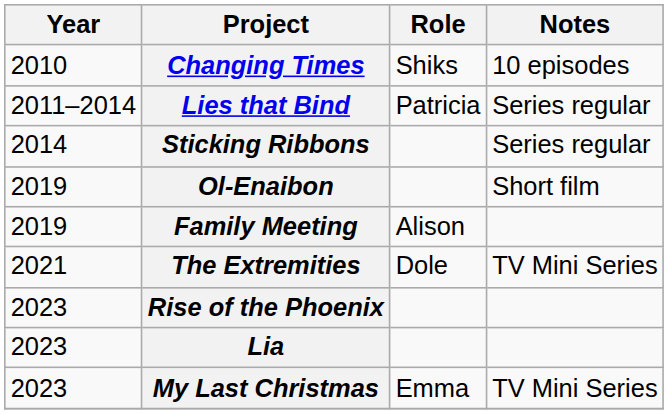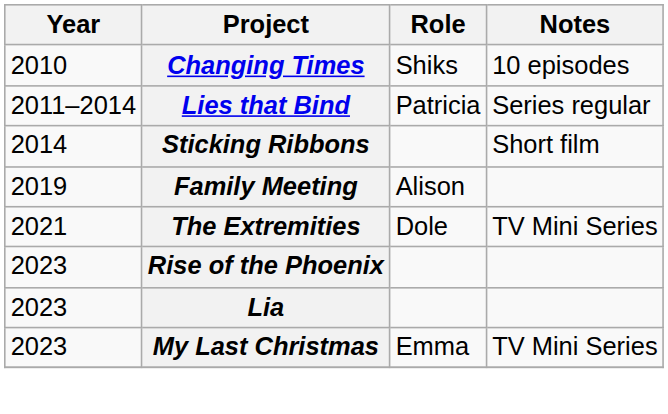(571, 145) Series regular -> (546, 145) Short film
- row: (266, 186)
